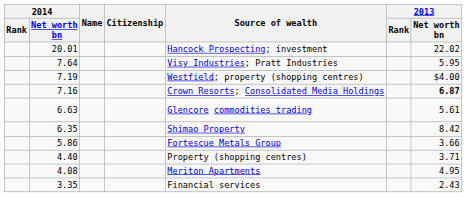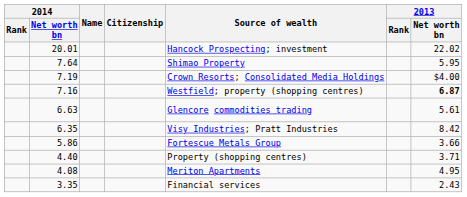(253, 63) Visy Industries; Pratt Industries -> (206, 63) Shimao Property
(266, 77) Westfield; property (shopping centres) -> (276, 77) Crown Resorts; Consolidated Media Holdings
(276, 91) Crown Resorts; Consolidated Media Holdings -> (266, 91) Westfield; property (shopping centres)
(206, 129) Shimao Property -> (253, 129) Visy Industries; Pratt Industries
